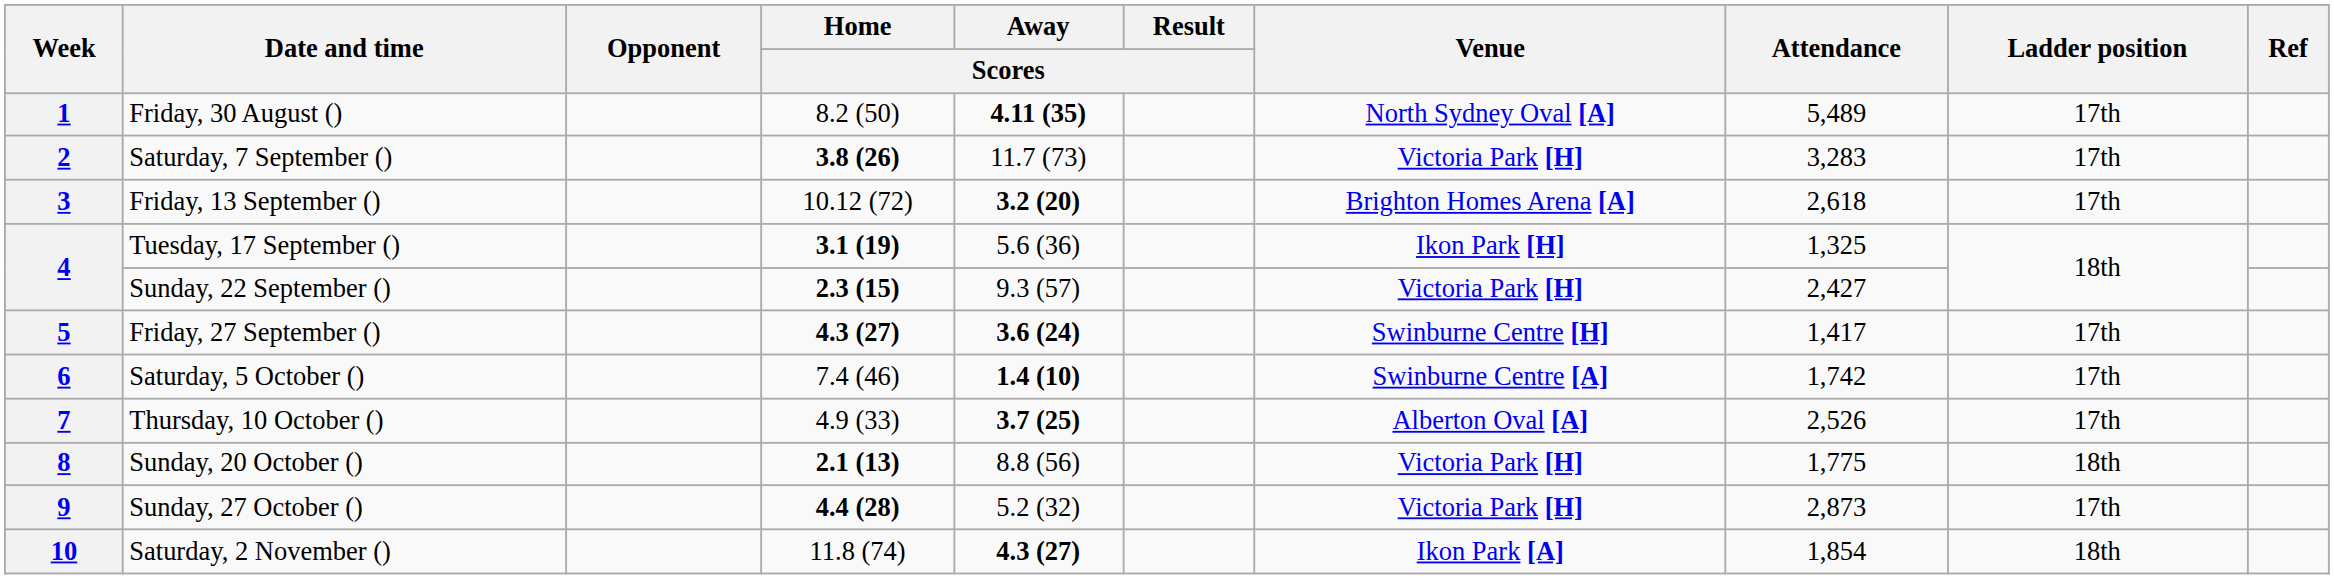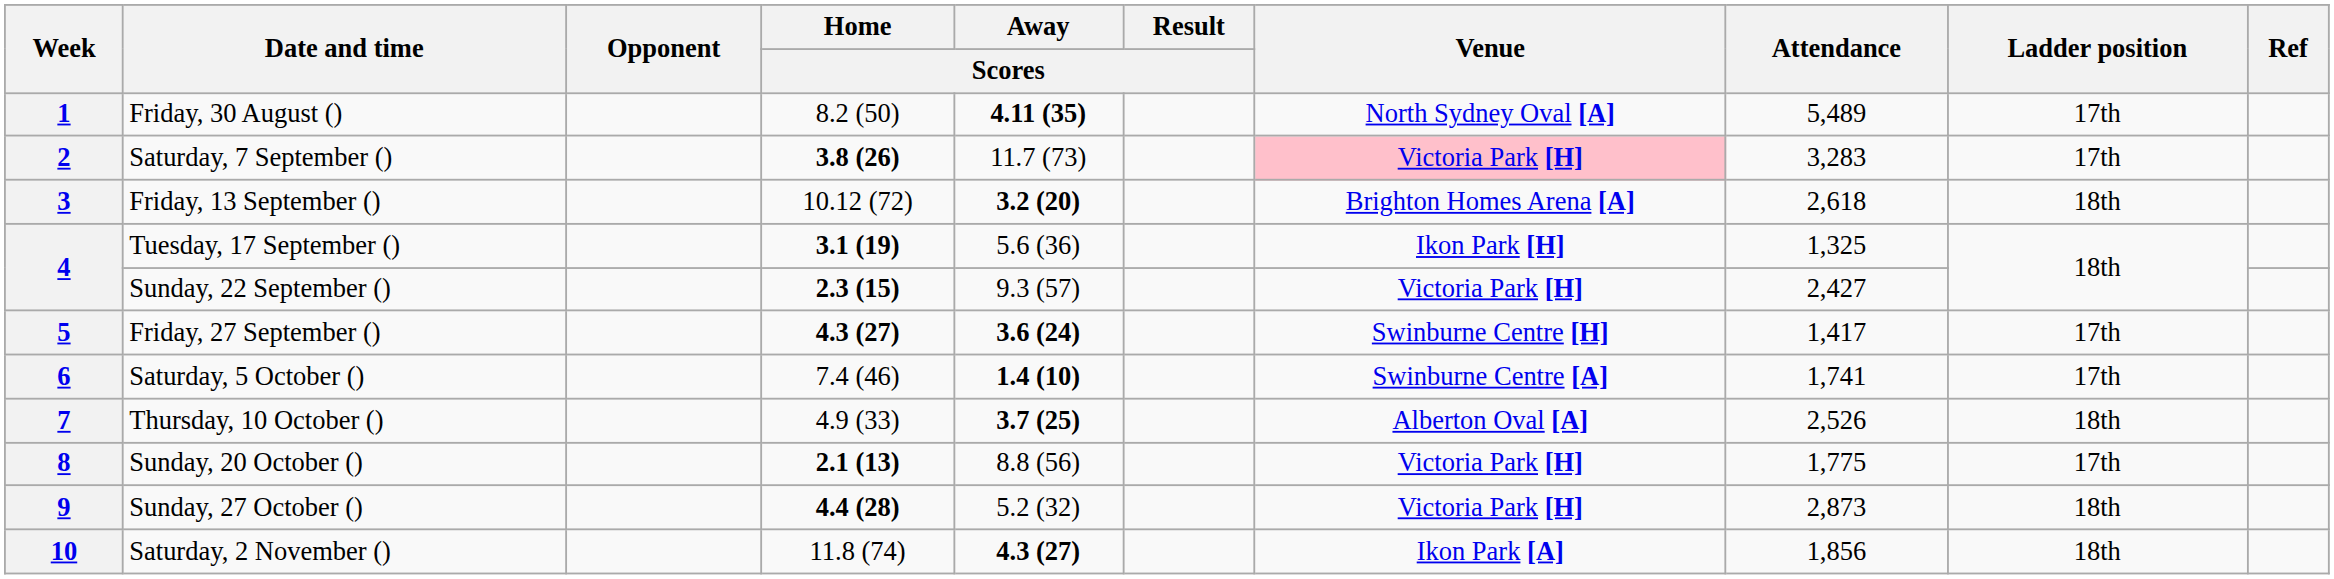(1490, 157) no background -> (1490, 157) pink background
(2097, 201) 17th -> (2097, 201) 18th
(1836, 376) 1,742 -> (1836, 376) 1,741
(2097, 420) 17th -> (2097, 420) 18th
(2097, 463) 18th -> (2097, 463) 17th
(2097, 507) 17th -> (2097, 507) 18th
(1836, 551) 1,854 -> (1836, 551) 1,856
